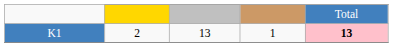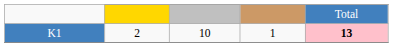(205, 33) 13 -> (205, 33) 10
